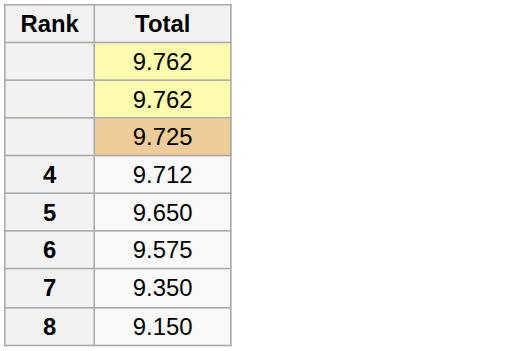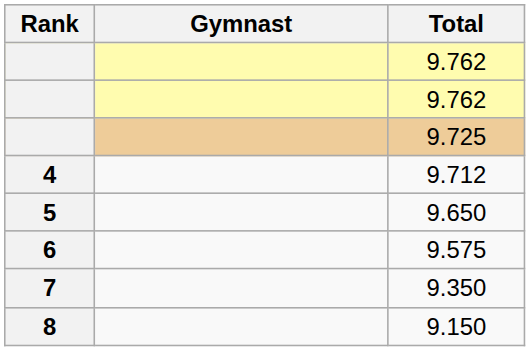+ column: (241, 24)
